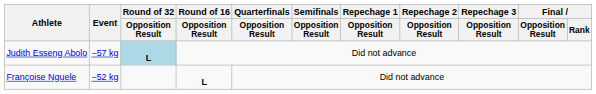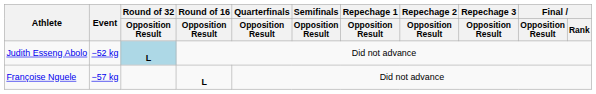(105, 53) −57 kg -> (105, 53) −52 kg
(105, 77) −52 kg -> (105, 77) −57 kg
